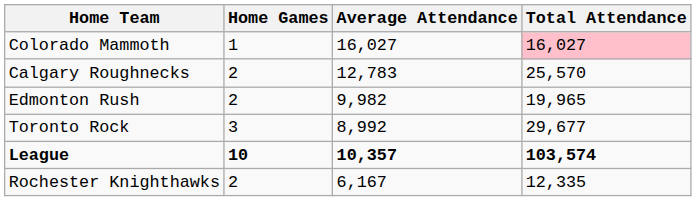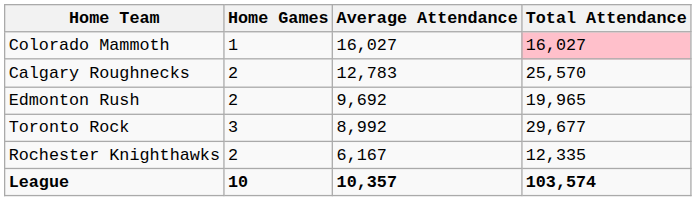(362, 100) 9,982 -> (362, 100) 9,692
rows swapped: (114, 182) <-> (39, 155)
